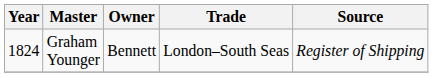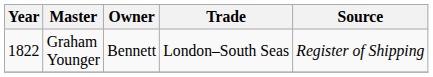(24, 50) 1824 -> (24, 50) 1822
